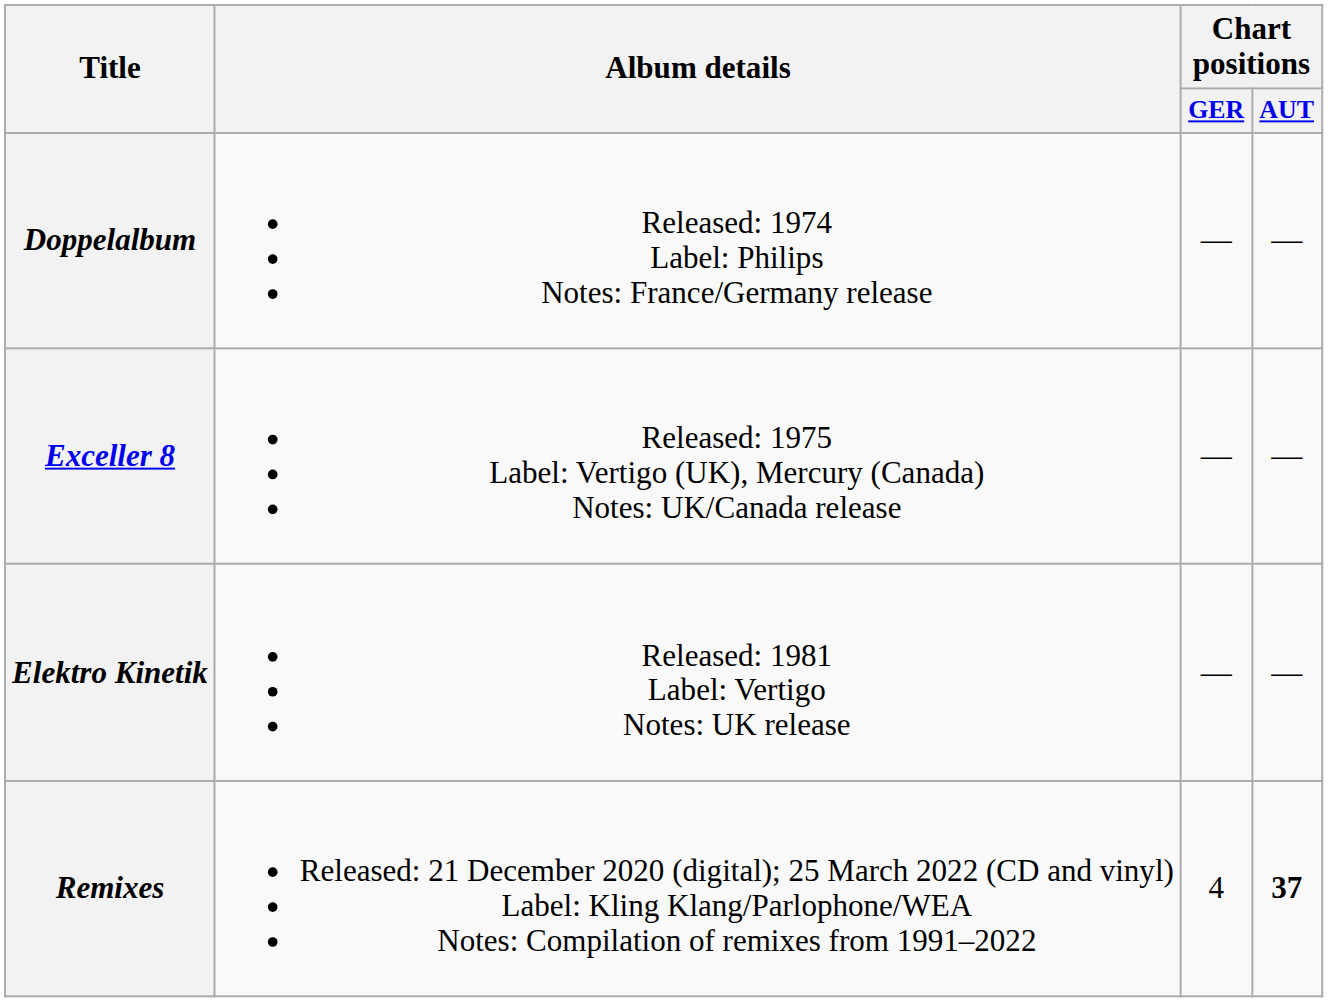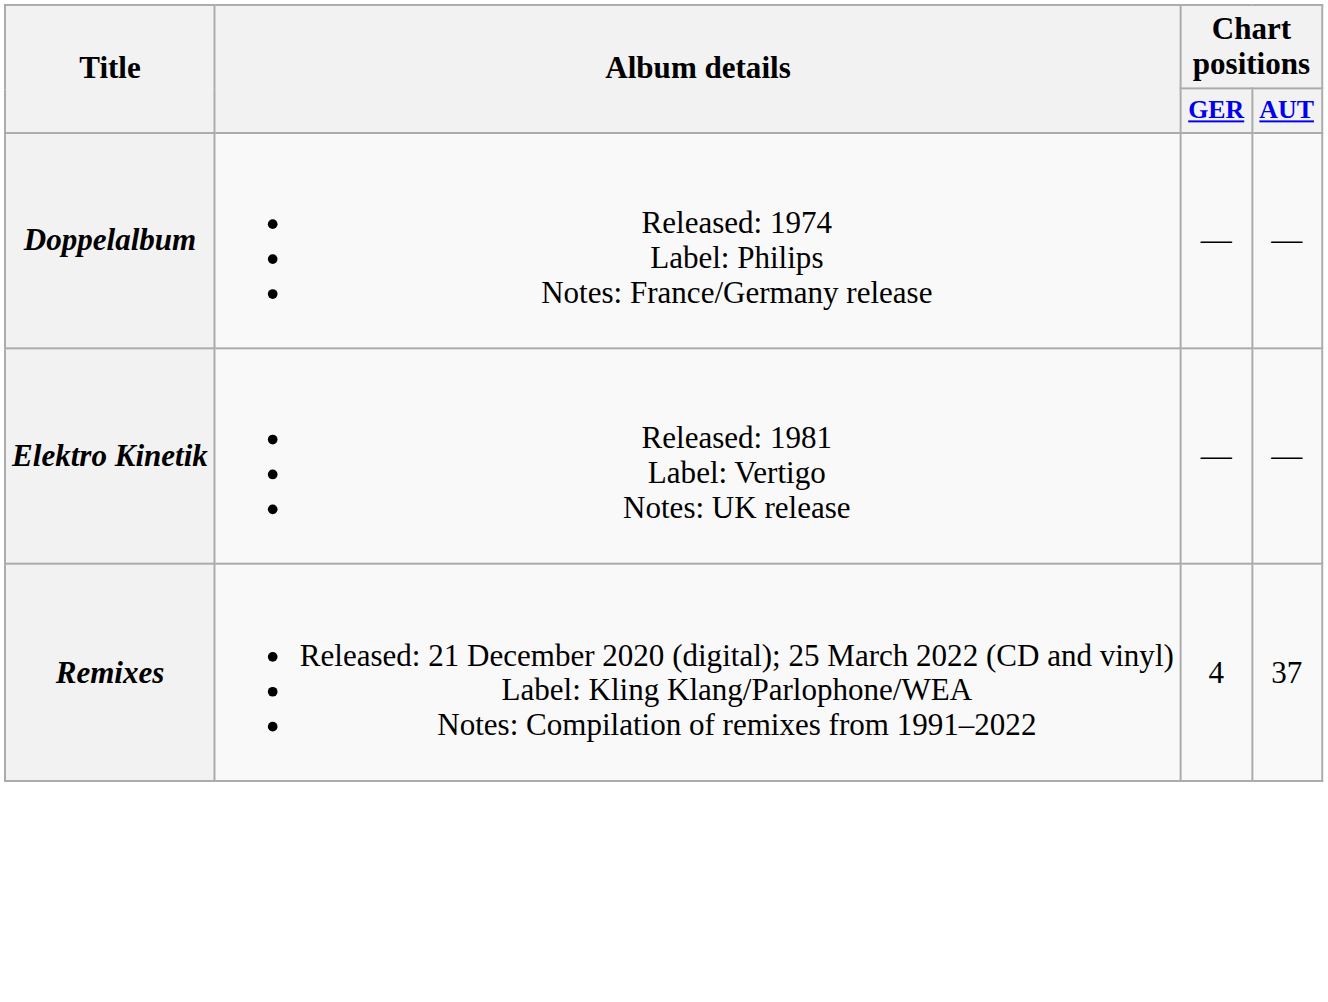- row: (110, 456)
(1287, 888) bold -> (1287, 672) normal
